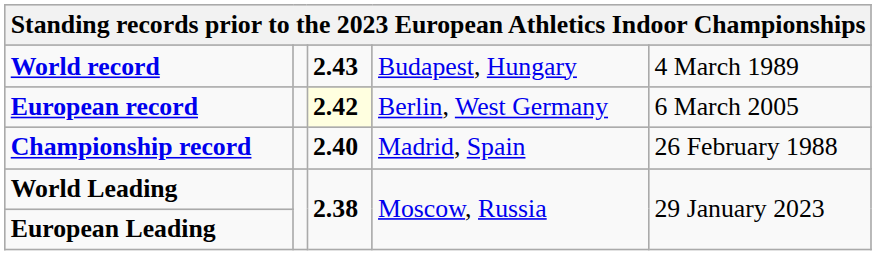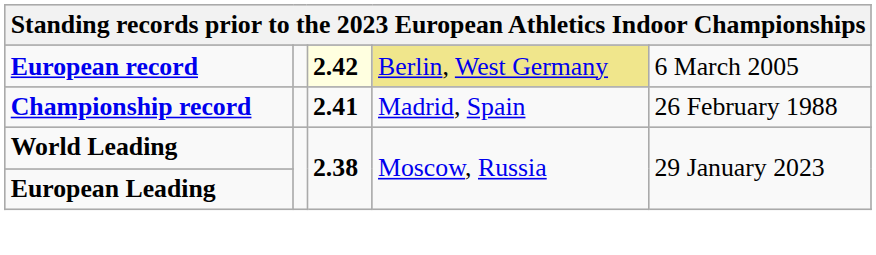- row: (85, 65)
(493, 106) no background -> (493, 65) khaki background
(336, 147) 2.40 -> (336, 106) 2.41
